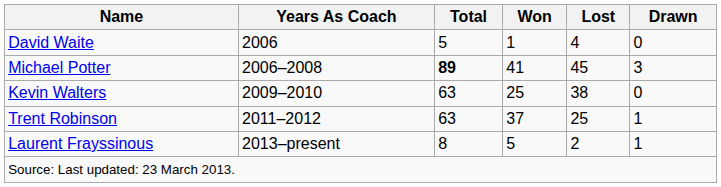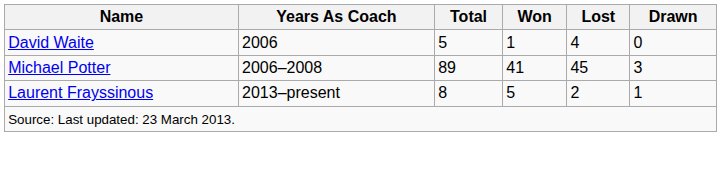(447, 67) bold -> (447, 67) normal
- row: (57, 93)
- row: (63, 118)
